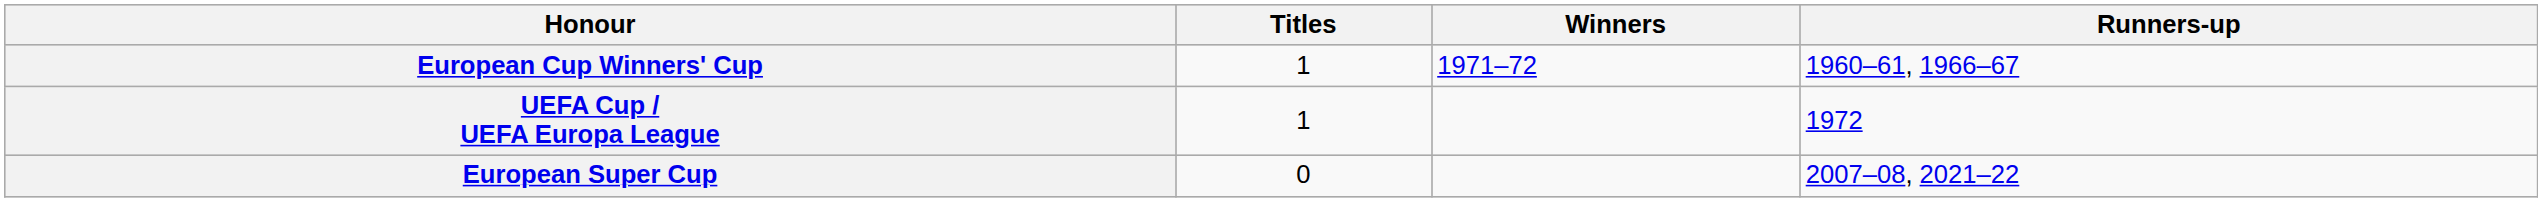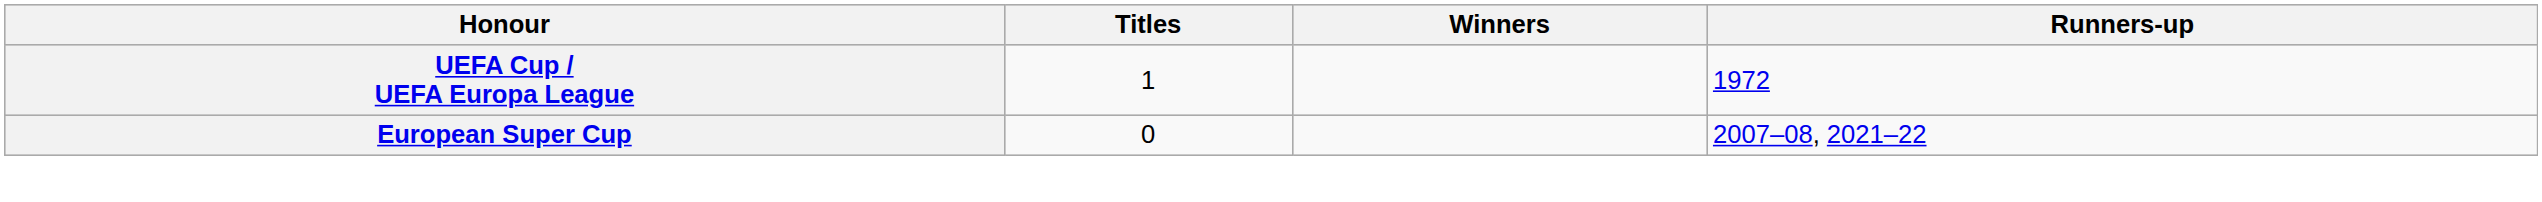- row: (590, 65)
